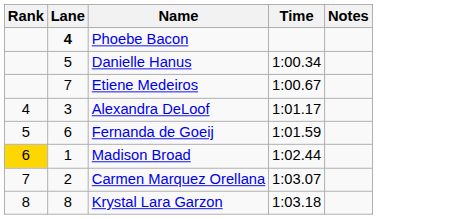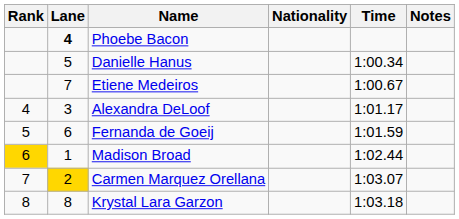+ column: (310, 16)
(68, 179) no background -> (68, 179) gold background
